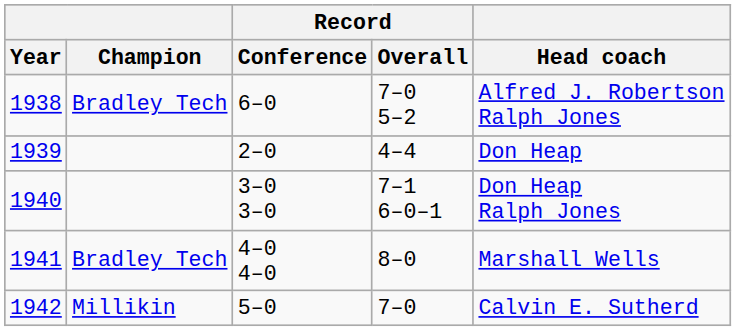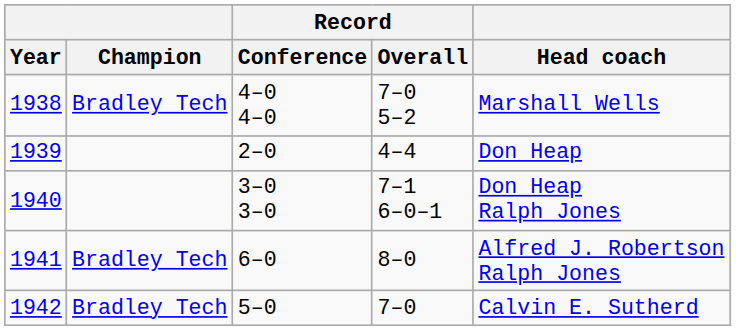(257, 105) 6–0 -> (257, 105) 4–0 4–0
(601, 105) Alfred J. Robertson Ralph Jones -> (569, 105) Marshall Wells
(257, 261) 4–0 4–0 -> (257, 261) 6–0
(569, 261) Marshall Wells -> (601, 261) Alfred J. Robertson Ralph Jones
(124, 308) Millikin -> (150, 308) Bradley Tech
